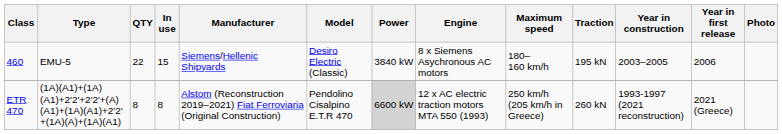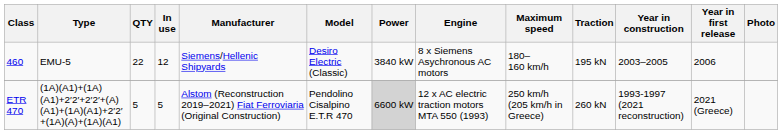(163, 61) 15 -> (163, 61) 12
(135, 105) 8 -> (135, 105) 5
(160, 105) 8 -> (160, 105) 5
